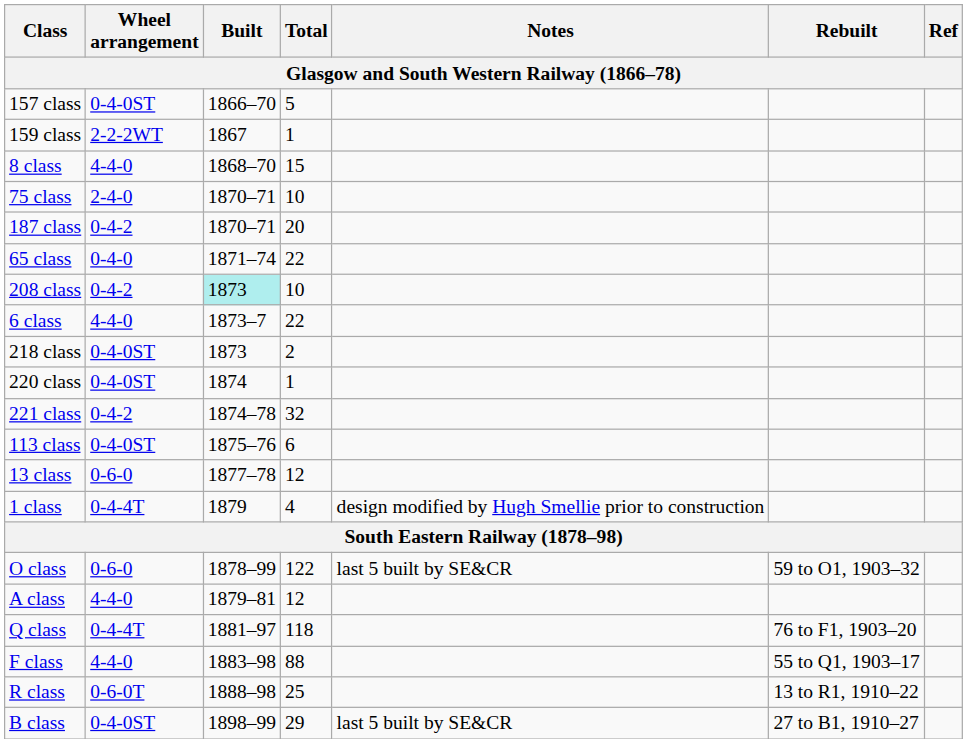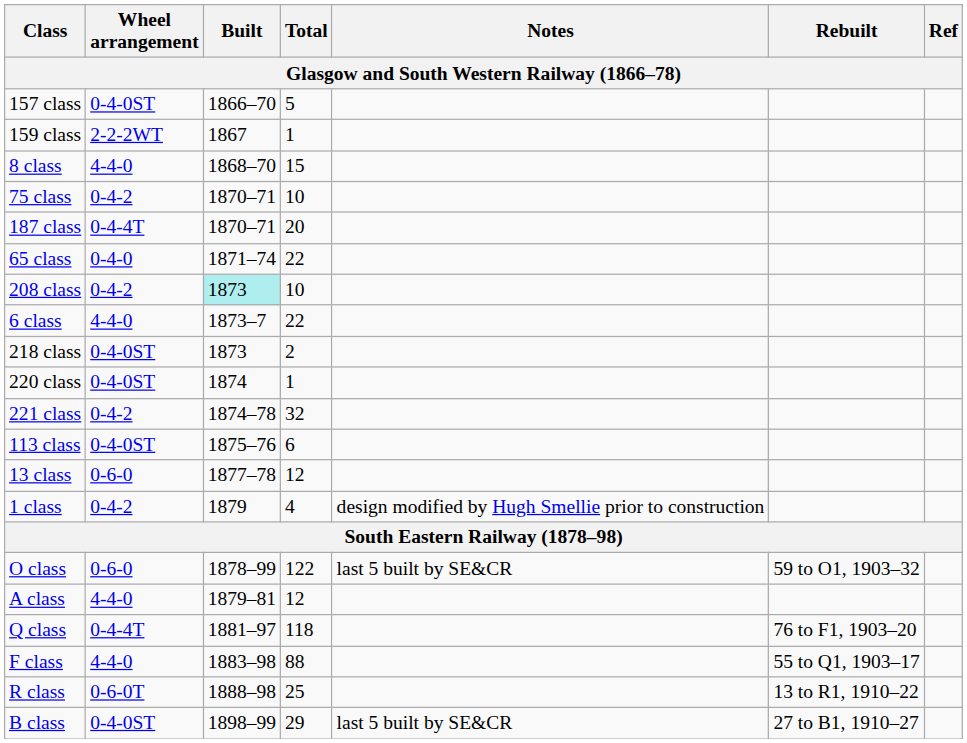(111, 196) 2-4-0 -> (111, 196) 0-4-2
(111, 227) 0-4-2 -> (117, 227) 0-4-4T
(117, 506) 0-4-4T -> (111, 506) 0-4-2
